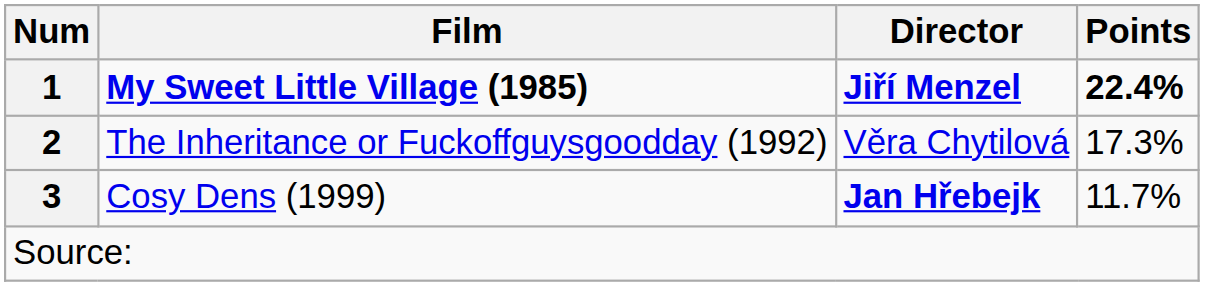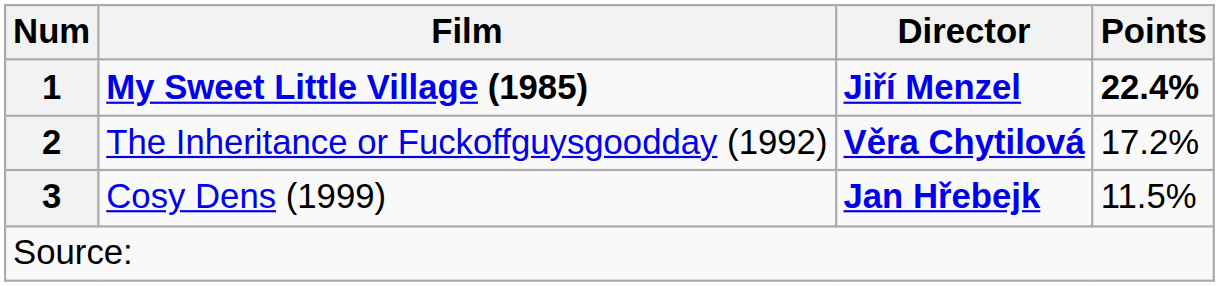(956, 142) normal -> (964, 142) bold
(1135, 142) 17.3% -> (1150, 142) 17.2%
(1133, 197) 11.7% -> (1149, 197) 11.5%
